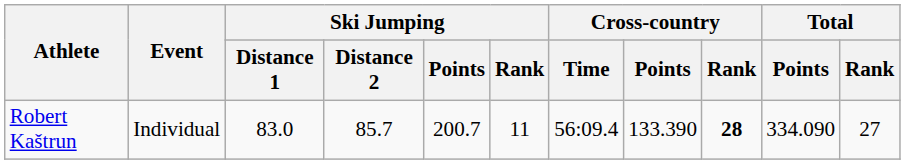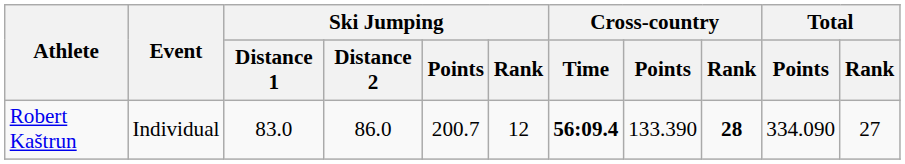(374, 129) 85.7 -> (373, 129) 86.0
(520, 129) 11 -> (519, 129) 12
(586, 129) normal -> (586, 129) bold
